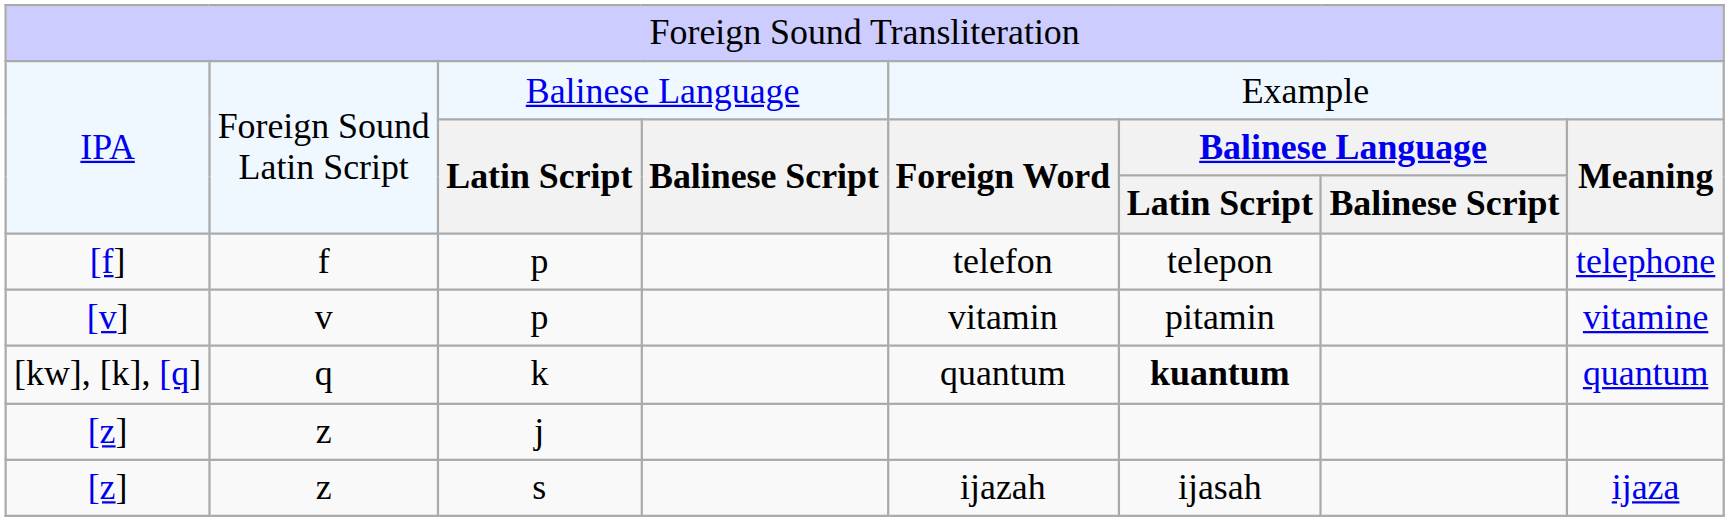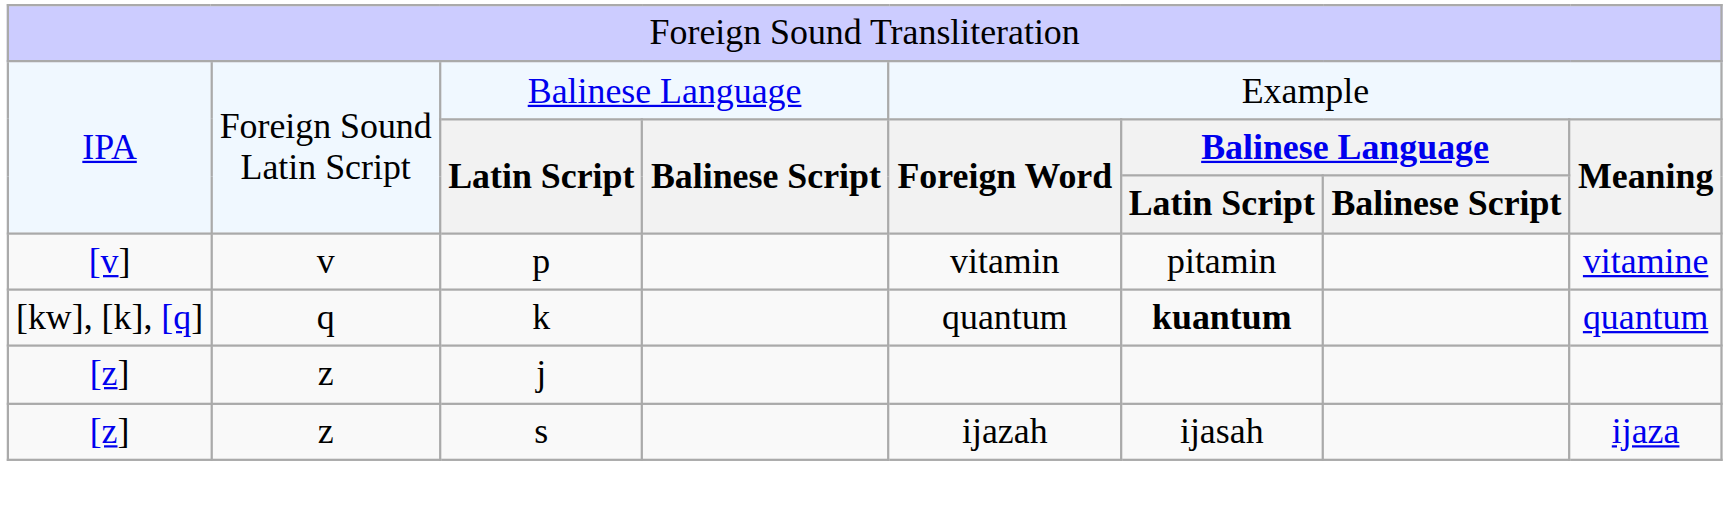- row: (108, 260)
